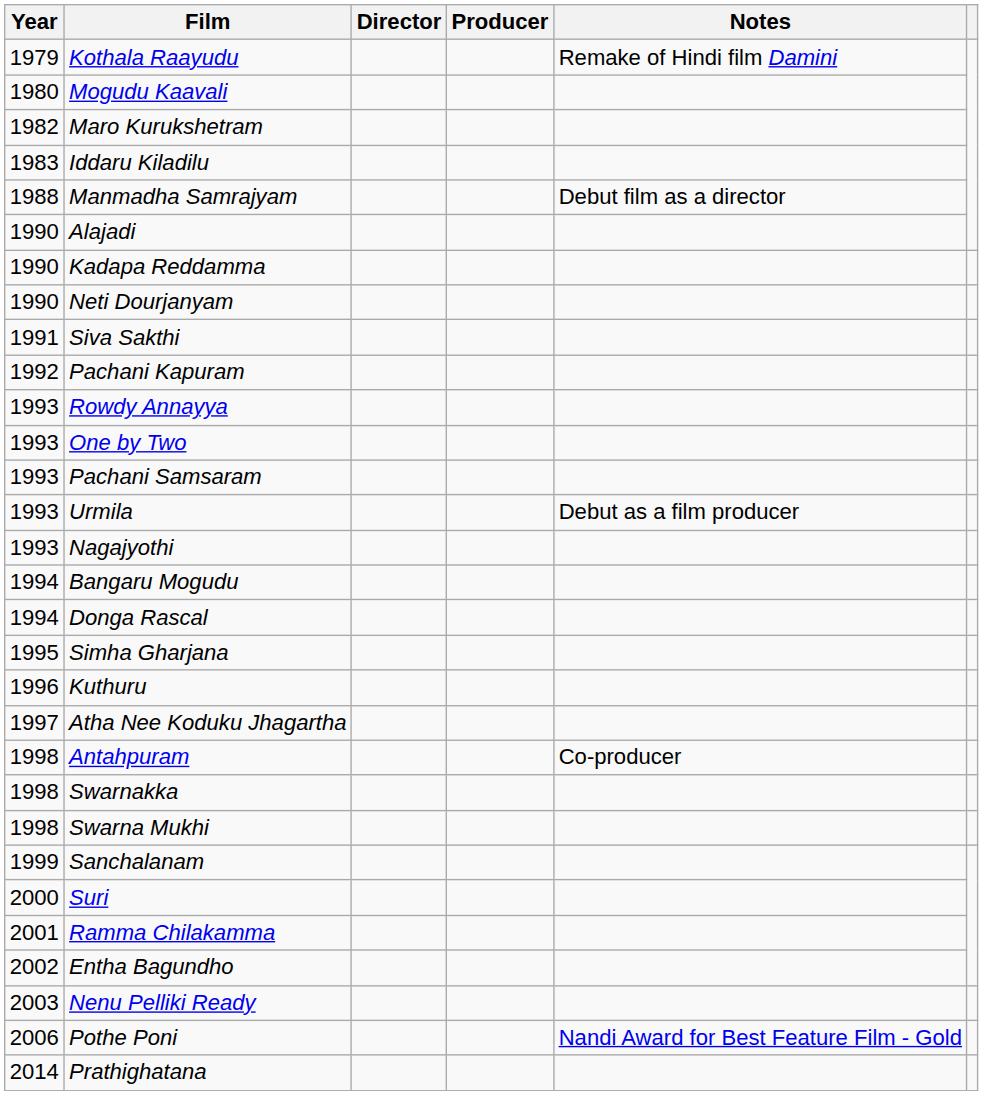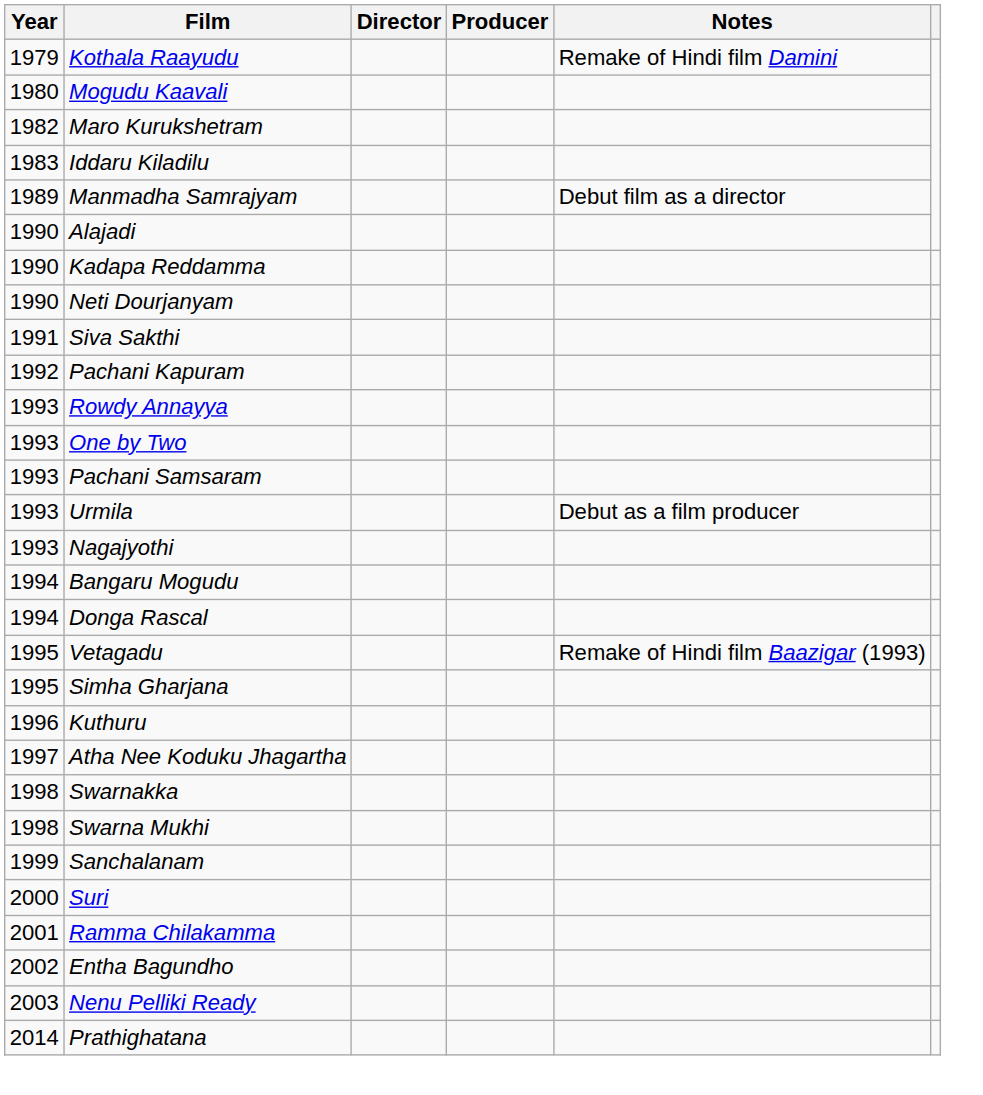(34, 197) 1988 -> (34, 197) 1989
+ row: (116, 652)
- row: (129, 757)
- row: (123, 1037)
